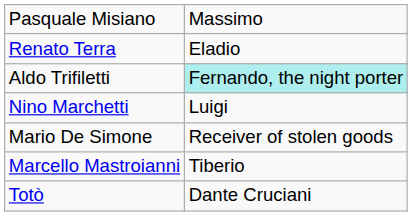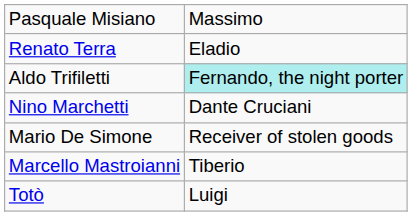(208, 107) Luigi -> (250, 107) Dante Cruciani
(250, 195) Dante Cruciani -> (208, 195) Luigi
